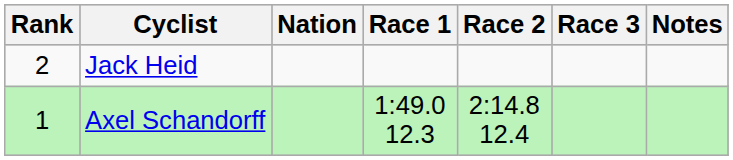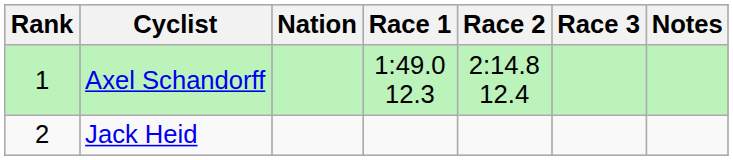rows swapped: (175, 120) <-> (141, 65)
